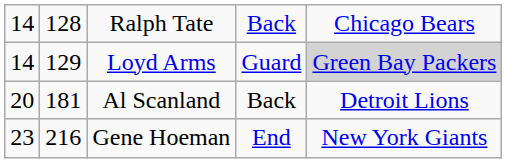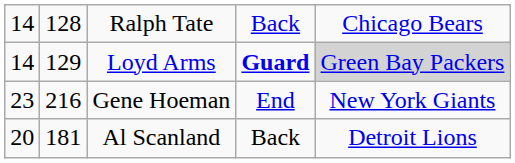(271, 61) normal -> (275, 61) bold
rows swapped: (161, 99) <-> (161, 137)
